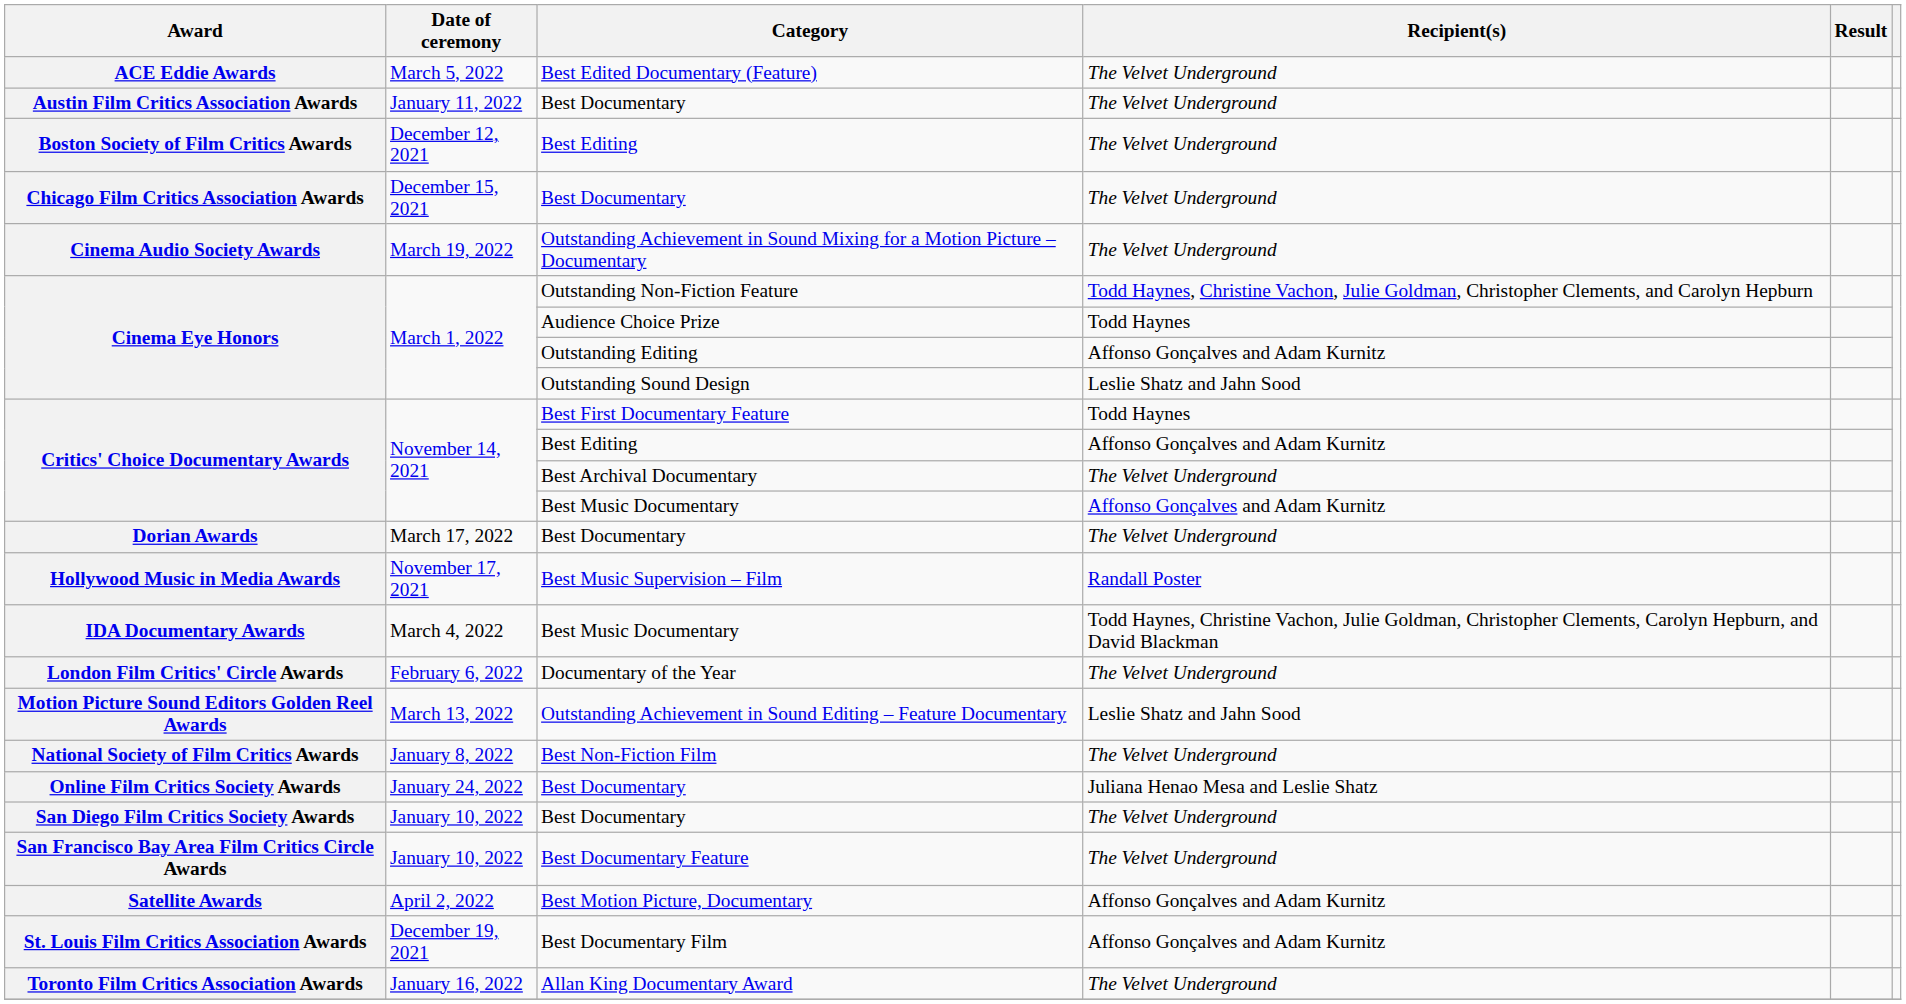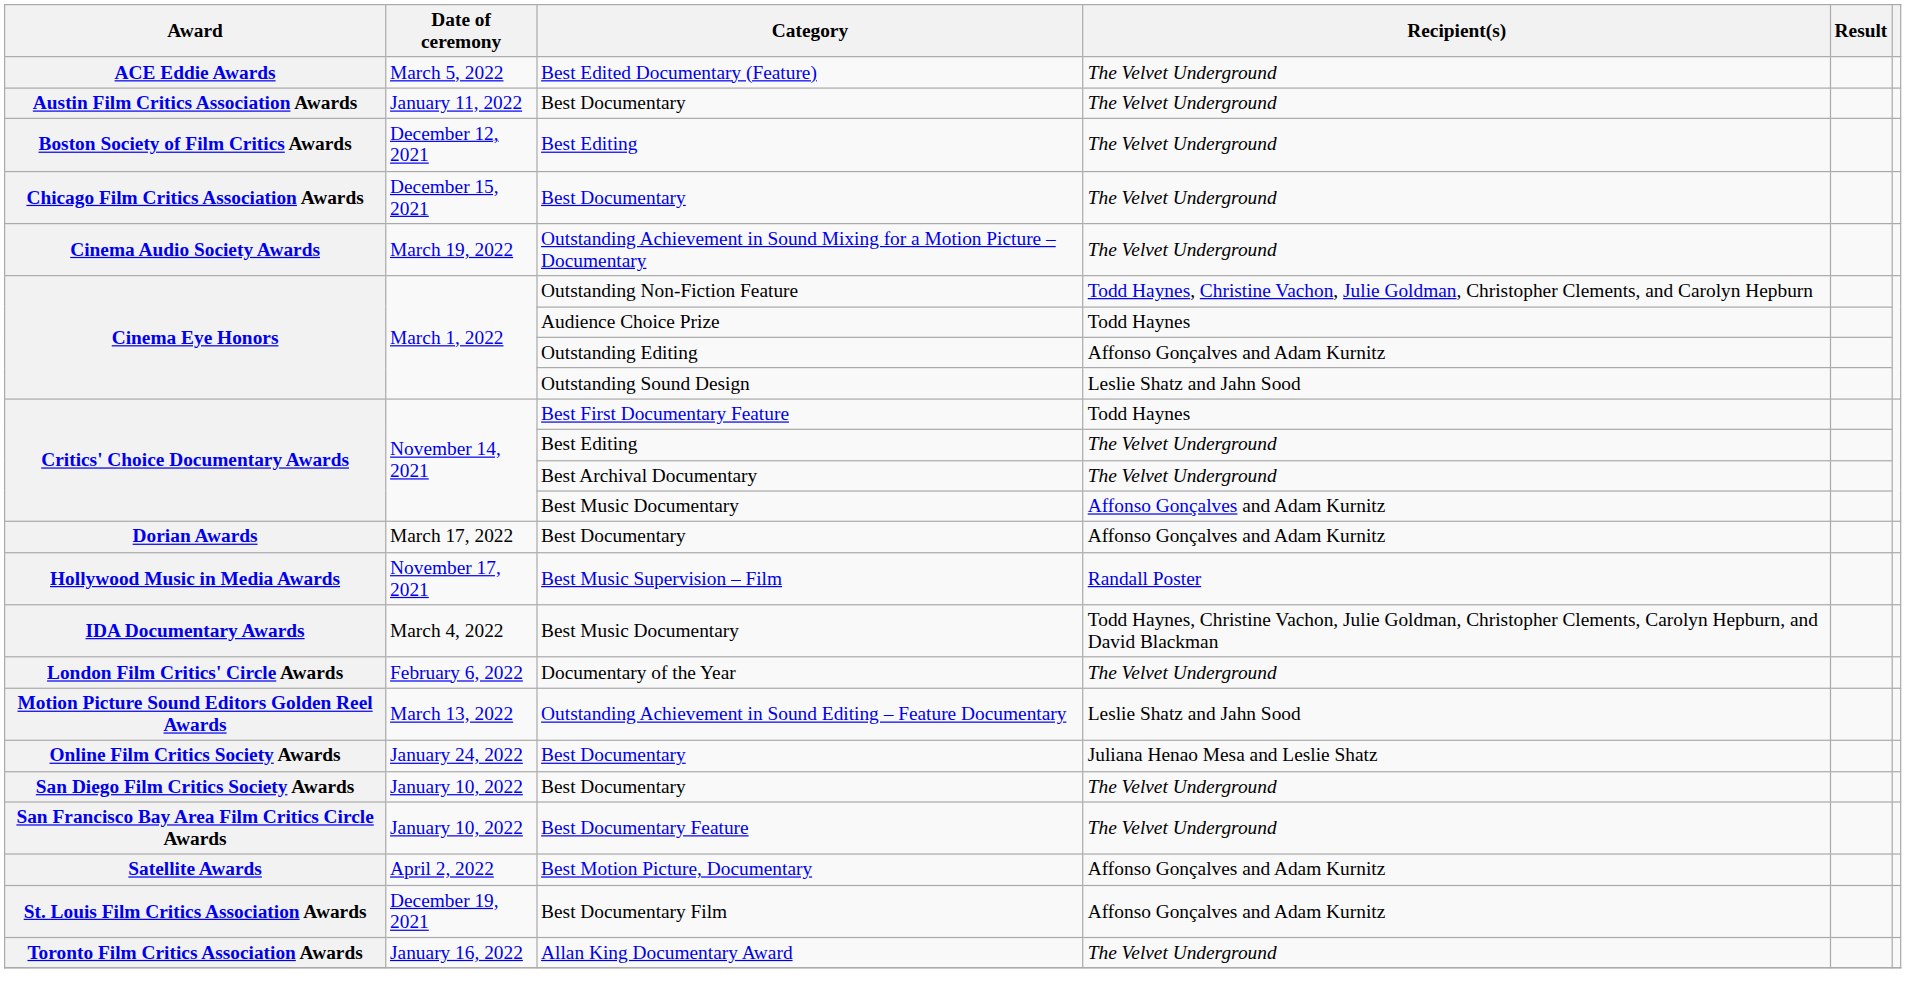(1236, 444) Affonso Gonçalves and Adam Kurnitz -> (1182, 444) The Velvet Underground
(1182, 536) The Velvet Underground -> (1236, 536) Affonso Gonçalves and Adam Kurnitz
- row: (195, 755)
